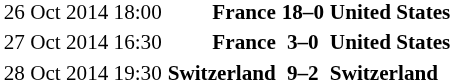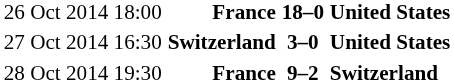(244, 42) France -> (222, 42) Switzerland
(222, 73) Switzerland -> (244, 73) France
